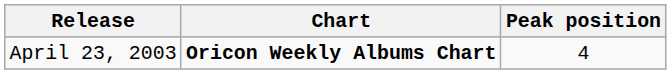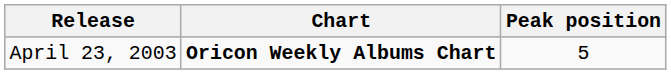(583, 53) 4 -> (583, 53) 5
